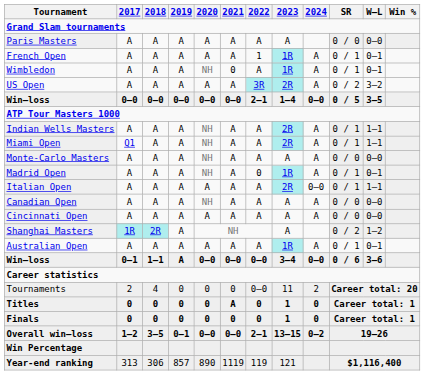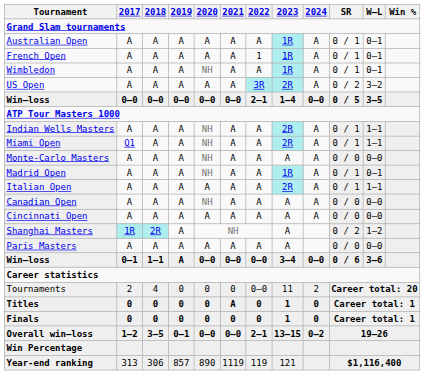rows swapped: (47, 246) <-> (42, 41)
(233, 70) 0 -> (233, 70) A
(259, 172) 0 -> (259, 172) A
(316, 187) 0–0 -> (316, 187) A
